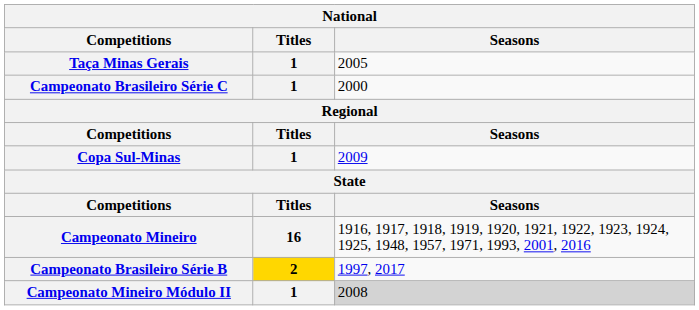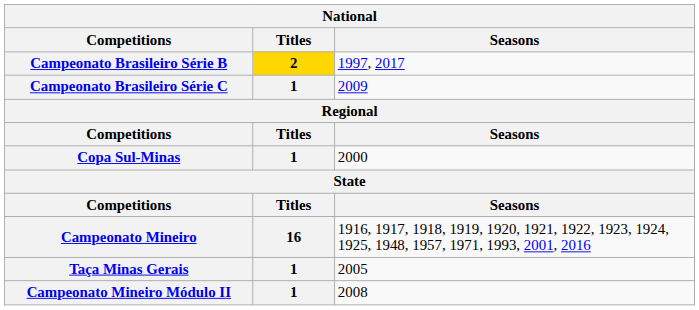rows swapped: (129, 269) <-> (129, 63)
(353, 87) 2000 -> (353, 87) 2009
(353, 157) 2009 -> (353, 157) 2000
(353, 292) lightgrey background -> (353, 292) no background
